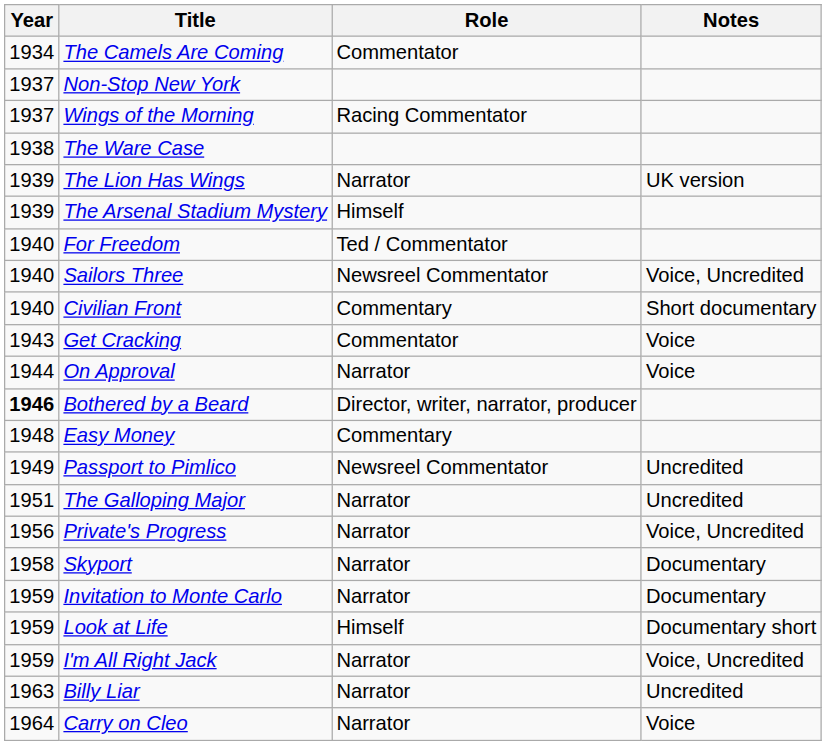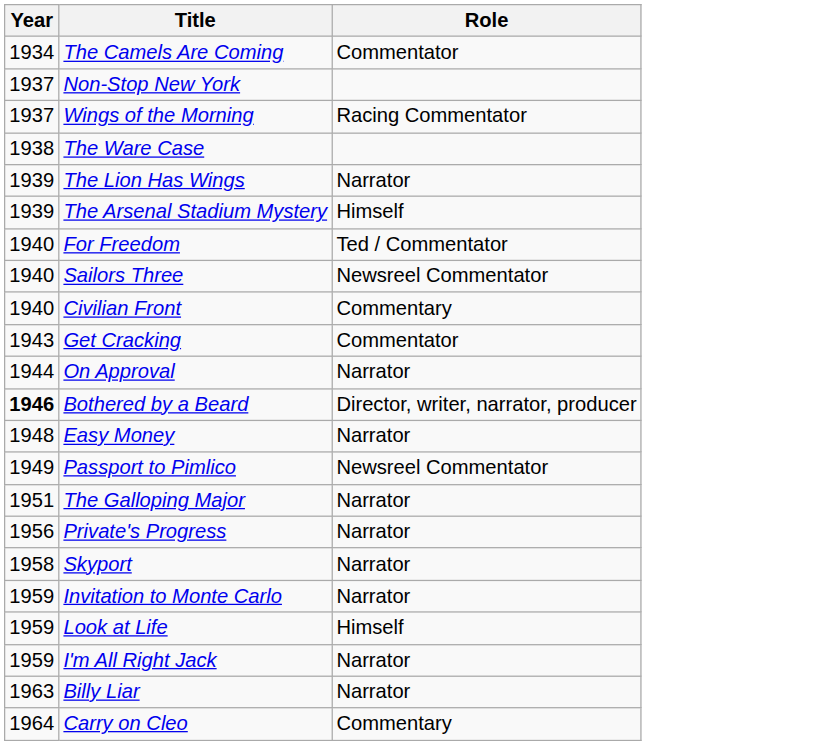- column: (731, 20)
(394, 436) Commentary -> (373, 436) Narrator
(373, 723) Narrator -> (394, 723) Commentary
